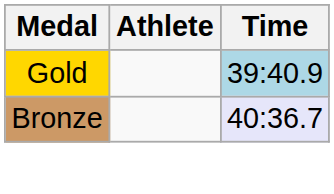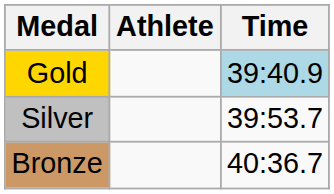+ row: (57, 118)
(275, 118) lavender background -> (275, 164) no background
